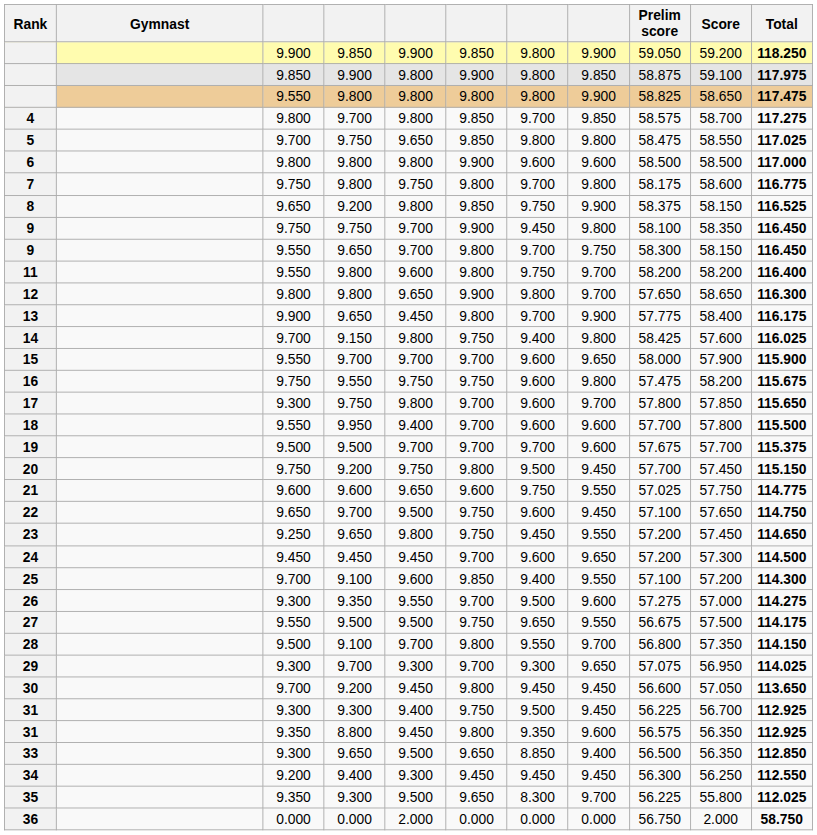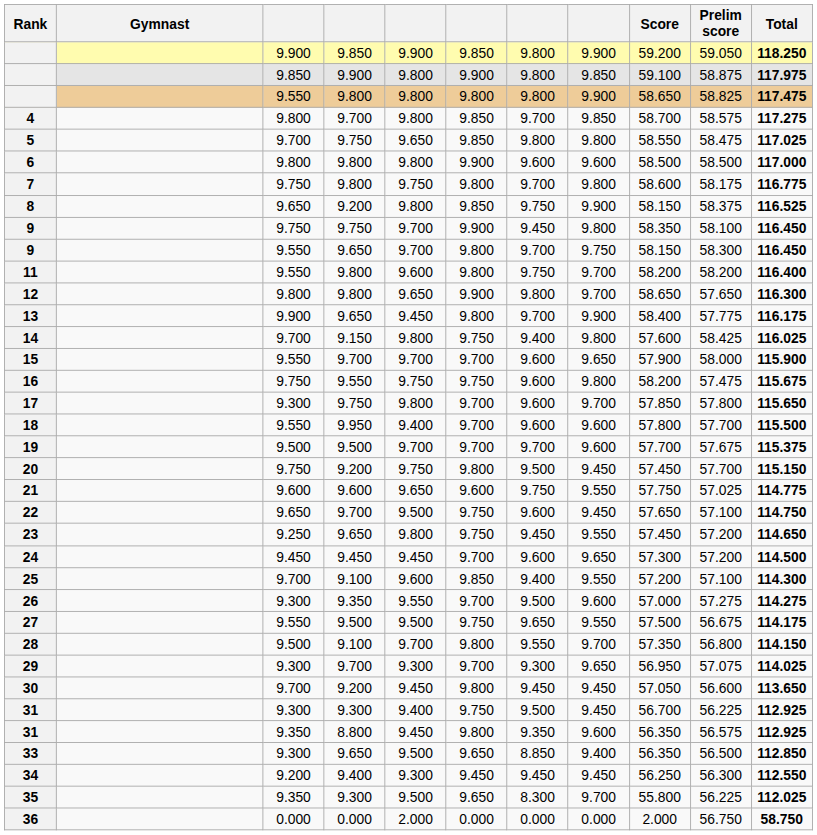columns swapped: (721, 23) <-> (660, 23)
